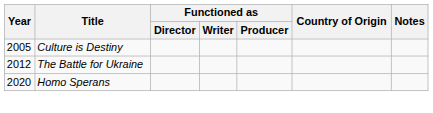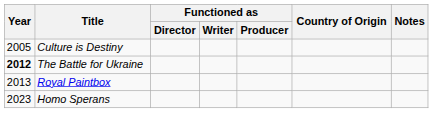(19, 64) normal -> (19, 64) bold
+ row: (74, 82)
(19, 82) 2020 -> (19, 99) 2023
